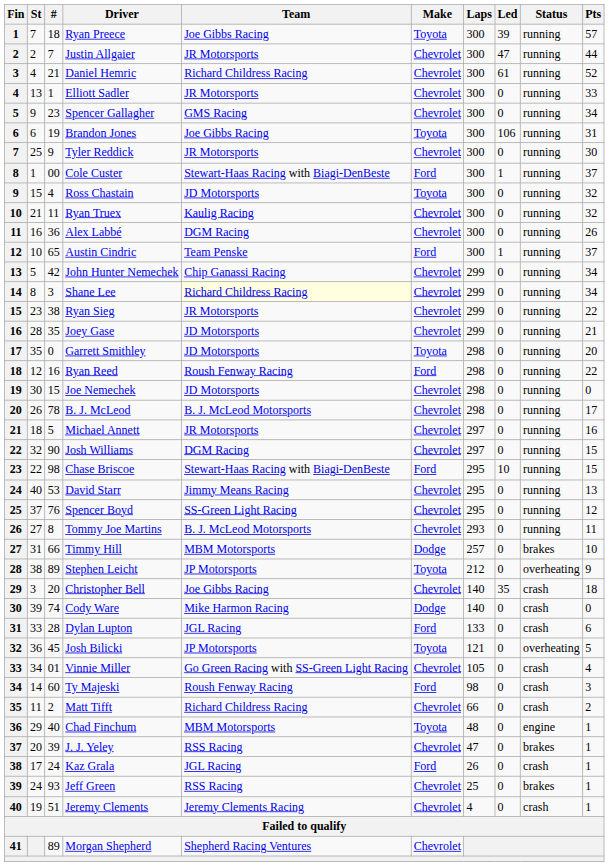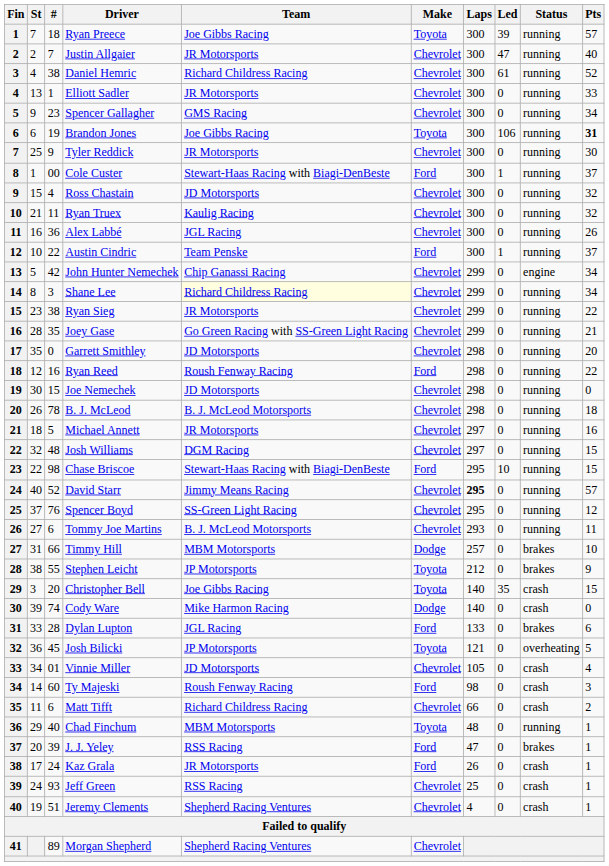(591, 54) 44 -> (591, 54) 40
(54, 73) 21 -> (54, 73) 38
(591, 133) normal -> (591, 133) bold
(430, 192) Toyota -> (437, 192) Chevrolet
(217, 232) DGM Racing -> (213, 232) JGL Racing
(54, 252) 65 -> (54, 252) 22
(542, 271) running -> (539, 271) engine
(222, 331) JD Motorsports -> (296, 331) Go Green Racing with SS-Green Light Racing
(430, 351) Toyota -> (437, 351) Chevrolet
(591, 410) 17 -> (591, 410) 18
(54, 450) 90 -> (54, 450) 48
(54, 489) 53 -> (54, 489) 52
(476, 489) normal -> (476, 489) bold
(591, 489) 13 -> (591, 489) 57
(51, 529) 8 -> (51, 529) 6
(54, 568) 89 -> (54, 568) 55
(551, 568) overheating -> (539, 568) brakes
(437, 588) Chevrolet -> (430, 588) Toyota
(591, 588) 18 -> (591, 588) 15
(536, 628) crash -> (539, 628) brakes
(296, 667) Go Green Racing with SS-Green Light Racing -> (222, 667) JD Motorsports
(51, 707) 2 -> (51, 707) 6
(539, 727) engine -> (542, 727) running
(437, 747) Chevrolet -> (425, 747) Ford
(213, 766) JGL Racing -> (221, 766) JR Motorsports
(539, 786) brakes -> (536, 786) crash
(244, 806) Jeremy Clements Racing -> (248, 806) Shepherd Racing Ventures
